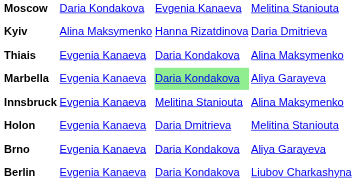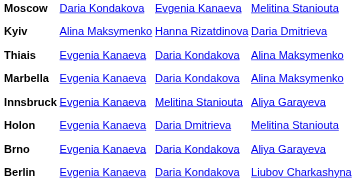(197, 78) lightgreen background -> (197, 78) no background
(288, 78) Aliya Garayeva -> (297, 78) Alina Maksymenko
(297, 102) Alina Maksymenko -> (288, 102) Aliya Garayeva
